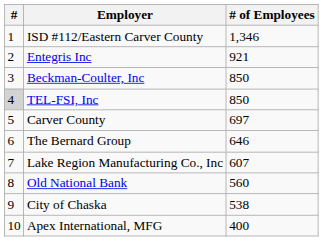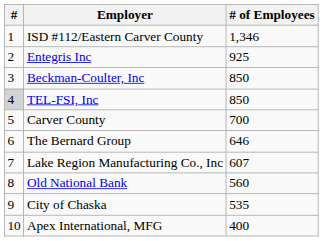(239, 57) 921 -> (239, 57) 925
(239, 120) 697 -> (239, 120) 700
(239, 204) 538 -> (239, 204) 535
